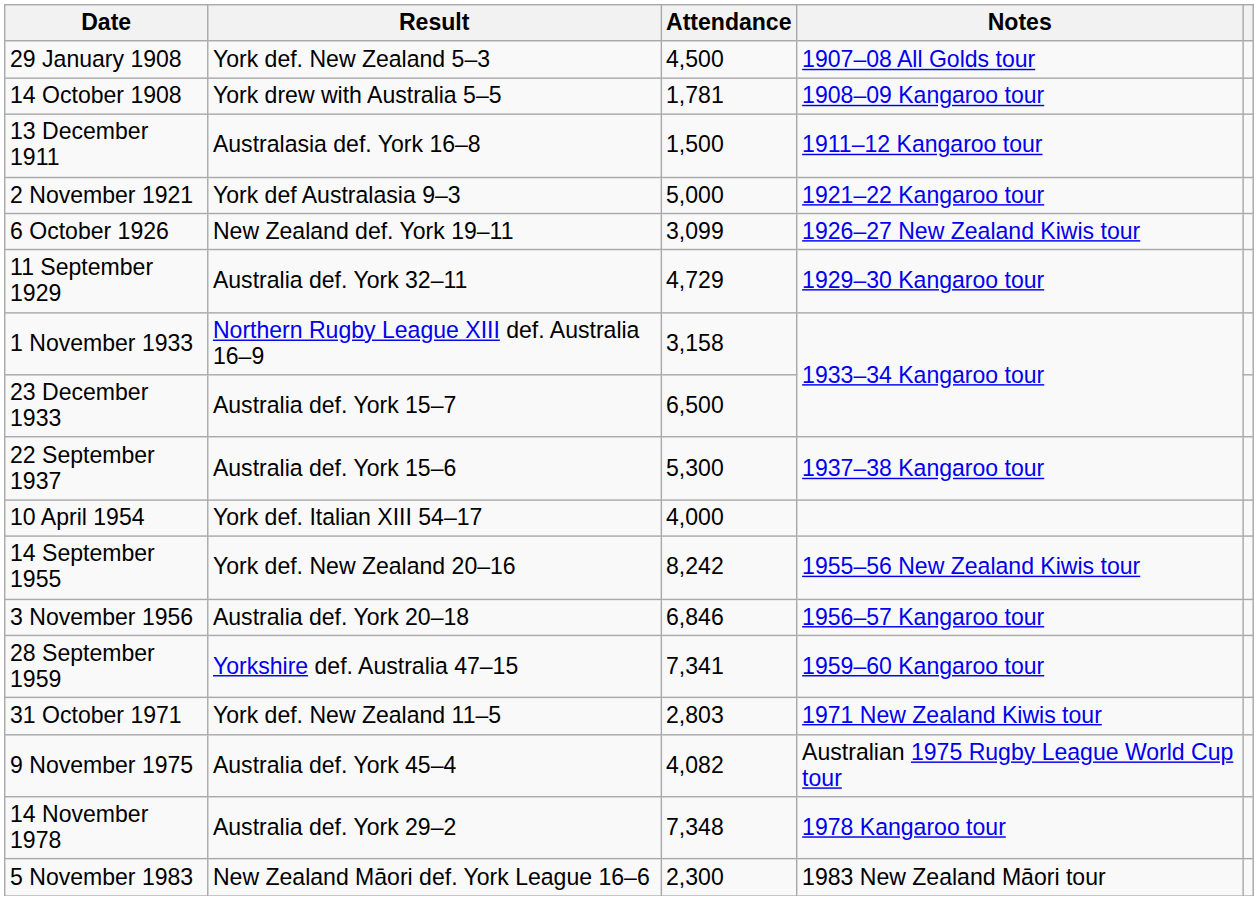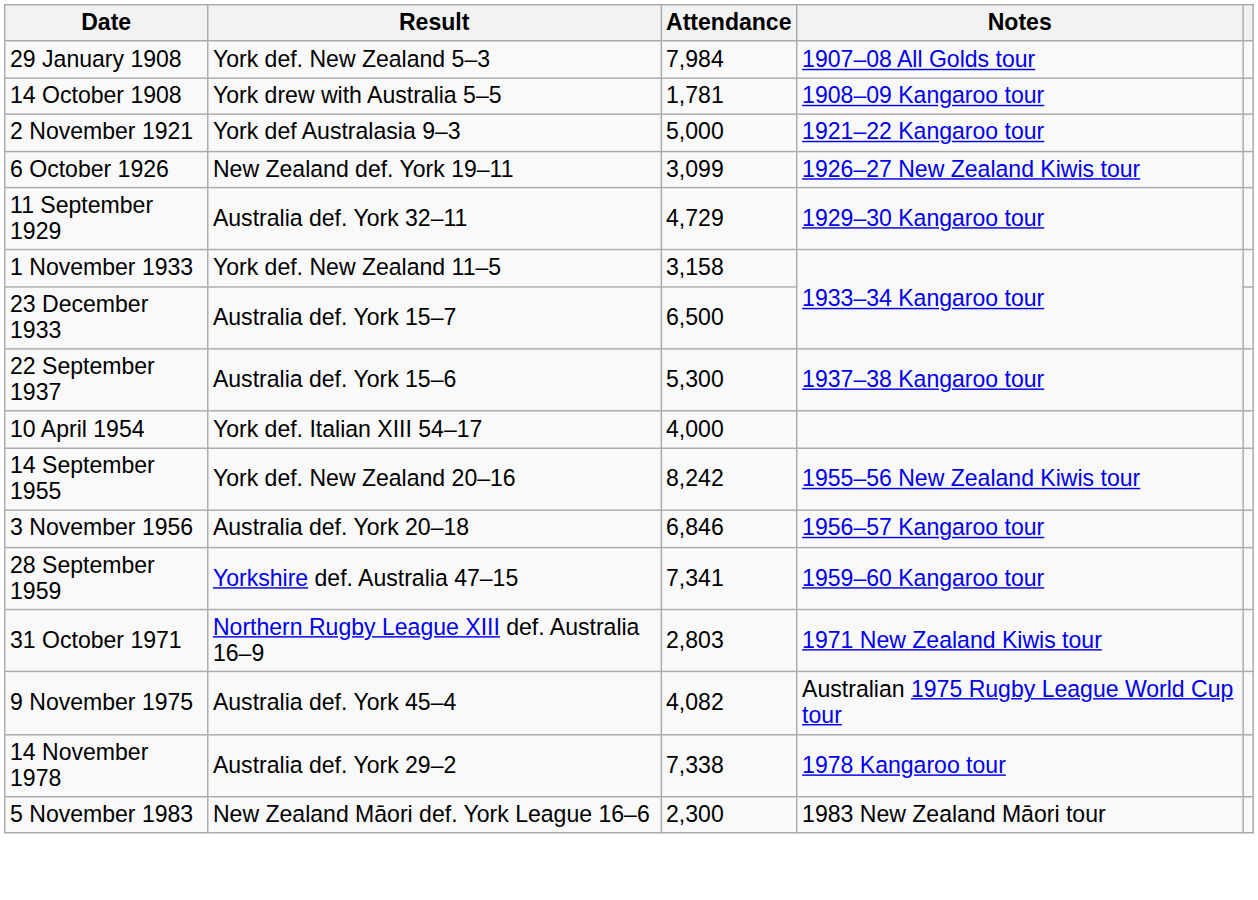(695, 59) 4,500 -> (695, 59) 7,984
- row: (79, 145)
(426, 343) Northern Rugby League XIII def. Australia 16–9 -> (357, 267) York def. New Zealand 11–5
(357, 715) York def. New Zealand 11–5 -> (426, 640) Northern Rugby League XIII def. Australia 16–9
(695, 827) 7,348 -> (695, 765) 7,338
